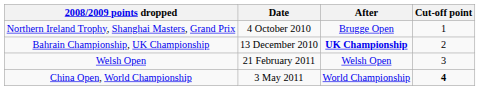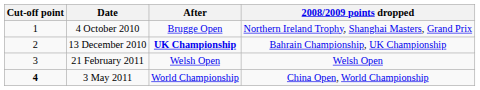columns swapped: (444, 12) <-> (121, 12)
